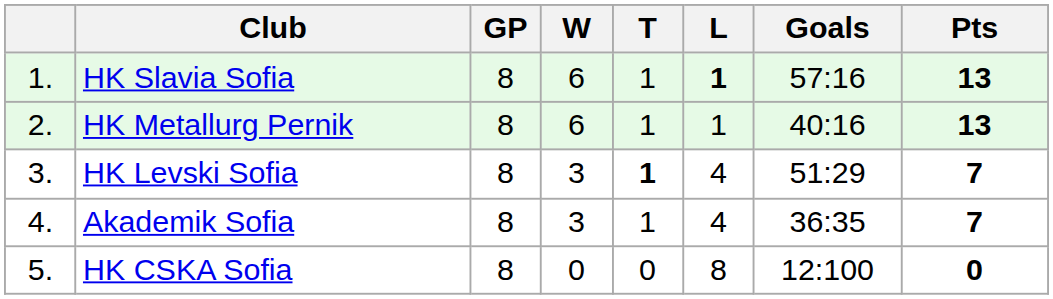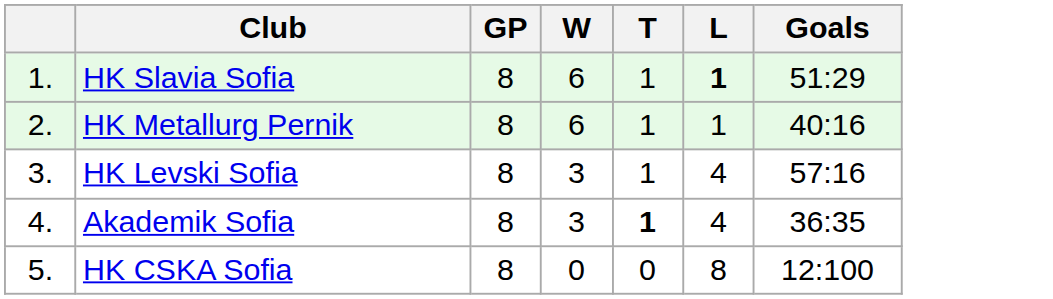- column: (975, 28)
(828, 76) 57:16 -> (828, 76) 51:29
(648, 173) bold -> (648, 173) normal
(828, 173) 51:29 -> (828, 173) 57:16
(648, 221) normal -> (648, 221) bold
